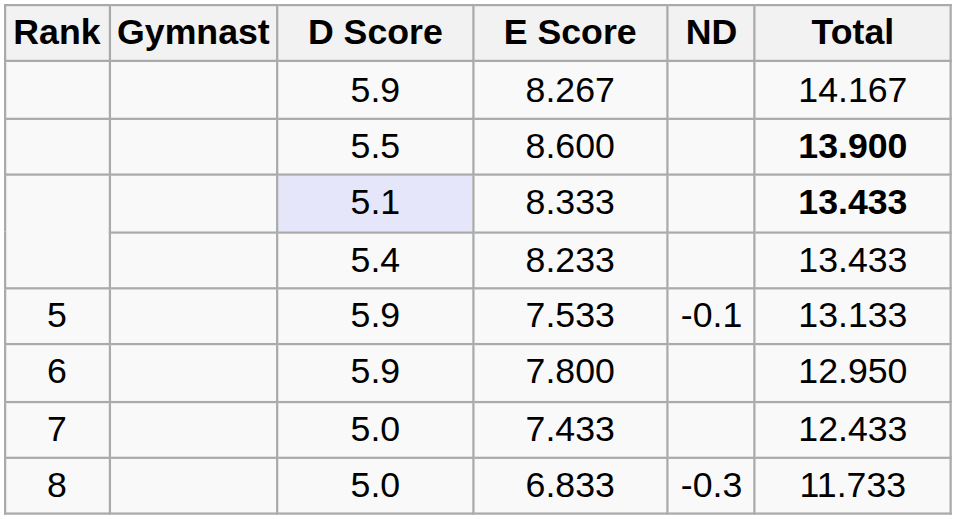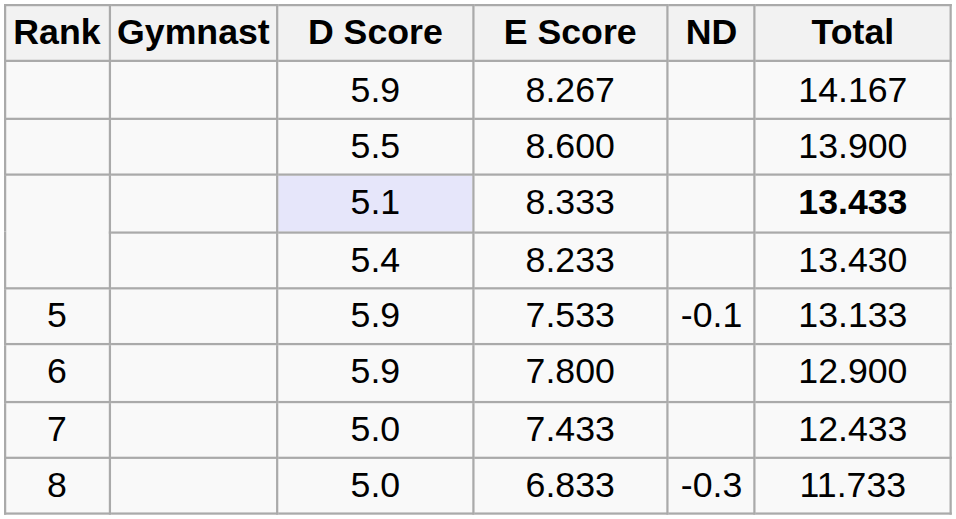(853, 145) bold -> (853, 145) normal
(853, 259) 13.433 -> (853, 259) 13.430
(853, 372) 12.950 -> (853, 372) 12.900
